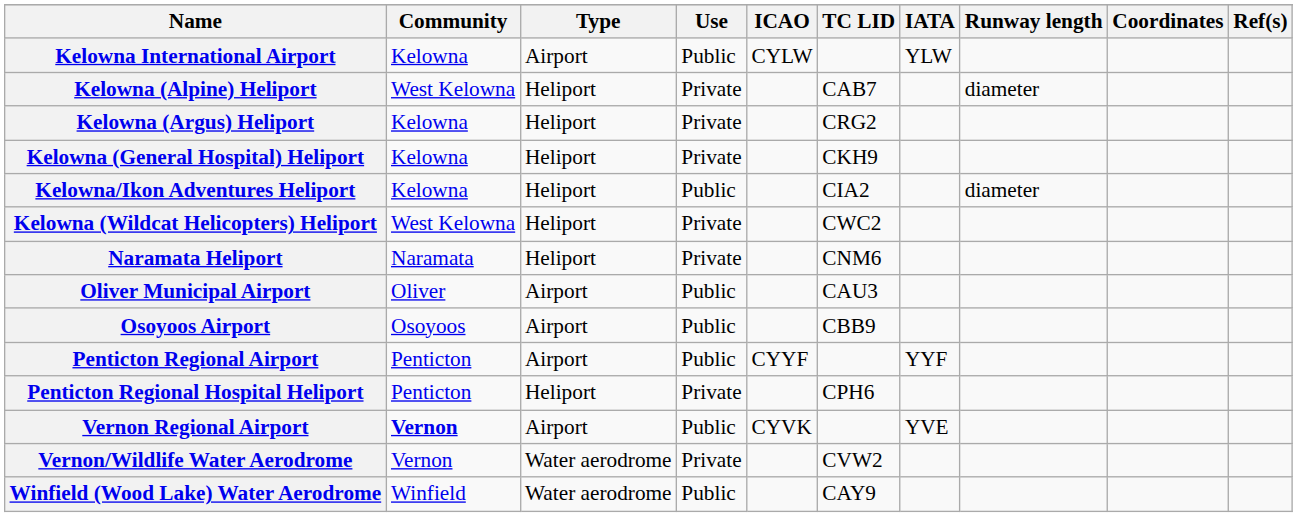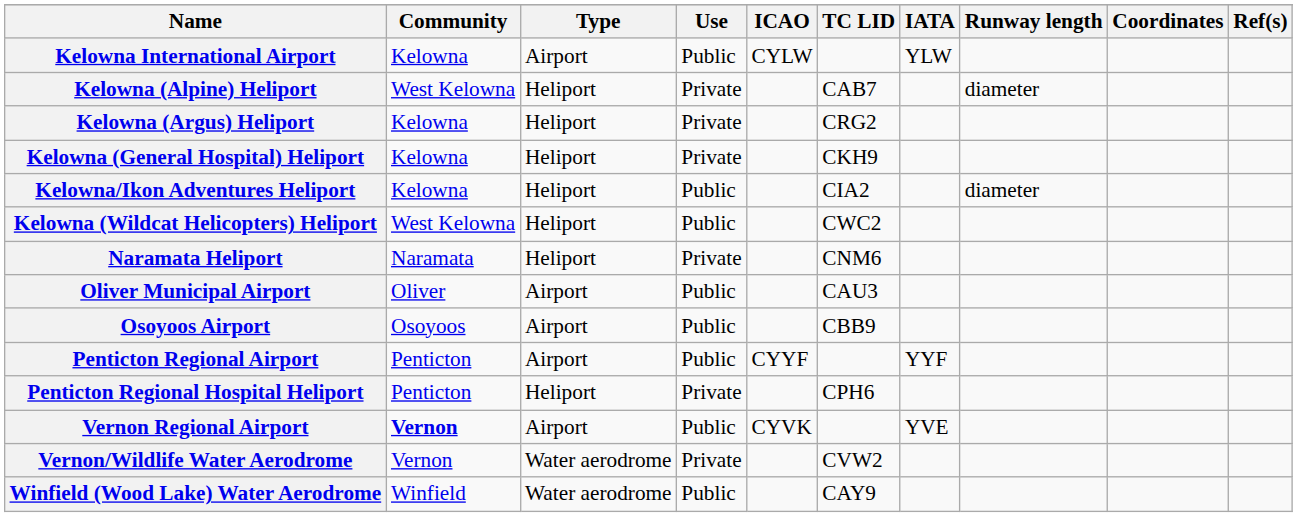(712, 223) Private -> (709, 223) Public
